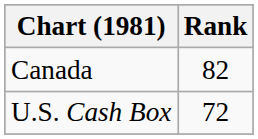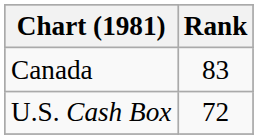(216, 69) 82 -> (216, 69) 83
